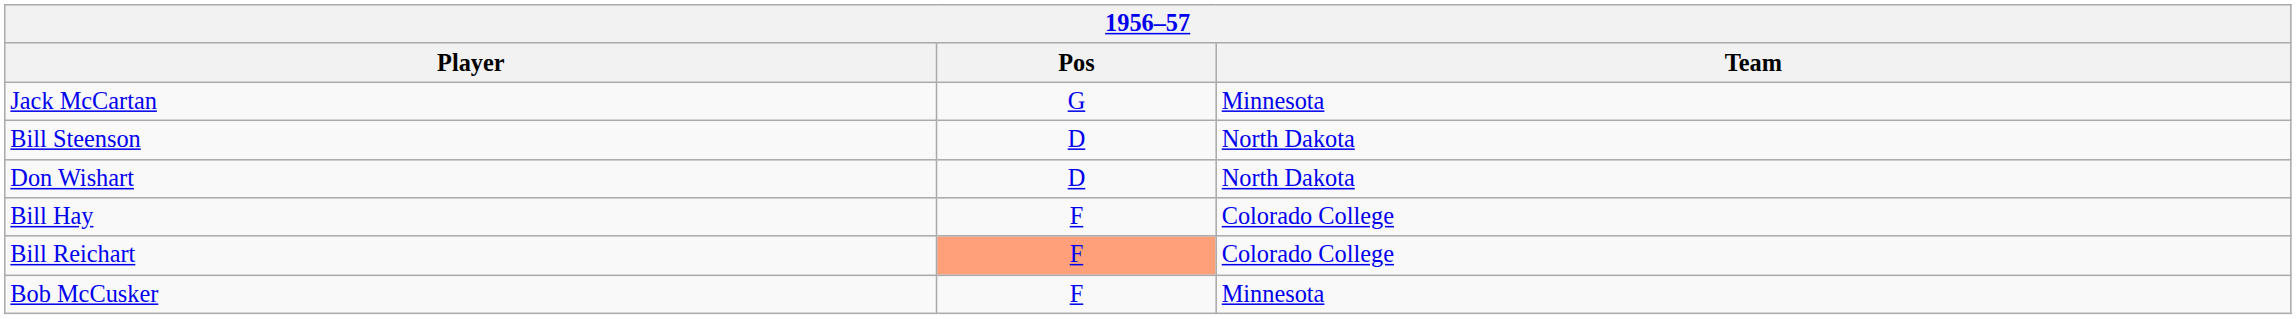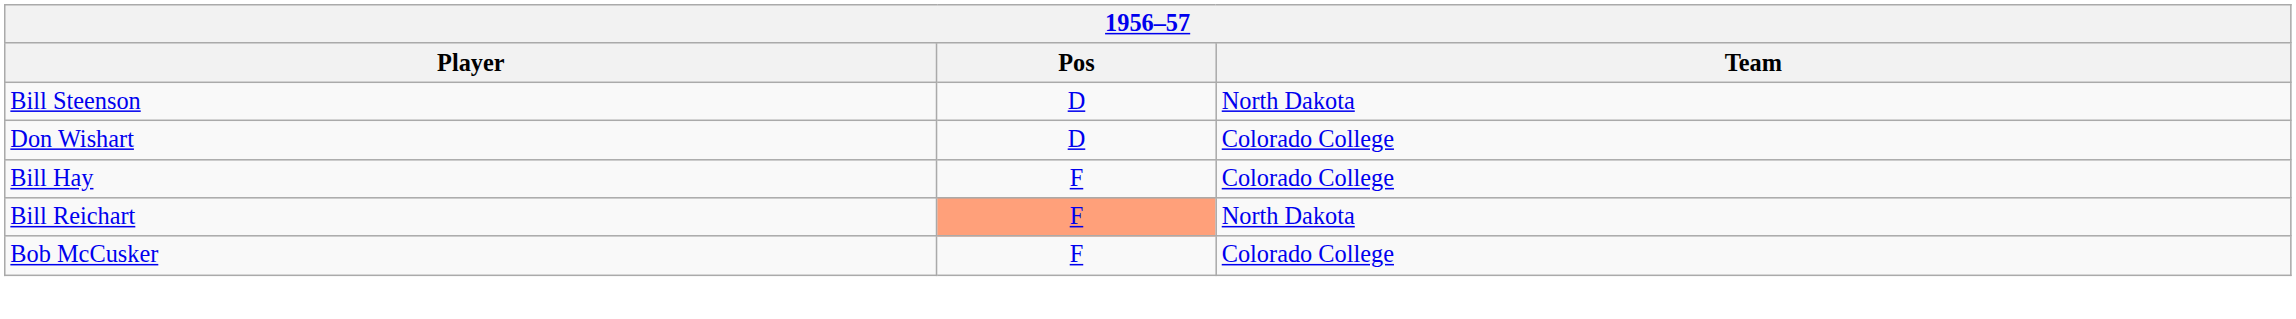- row: (84, 100)
(1288, 178) North Dakota -> (1308, 139) Colorado College
(1308, 255) Colorado College -> (1288, 216) North Dakota
(1273, 293) Minnesota -> (1308, 255) Colorado College
